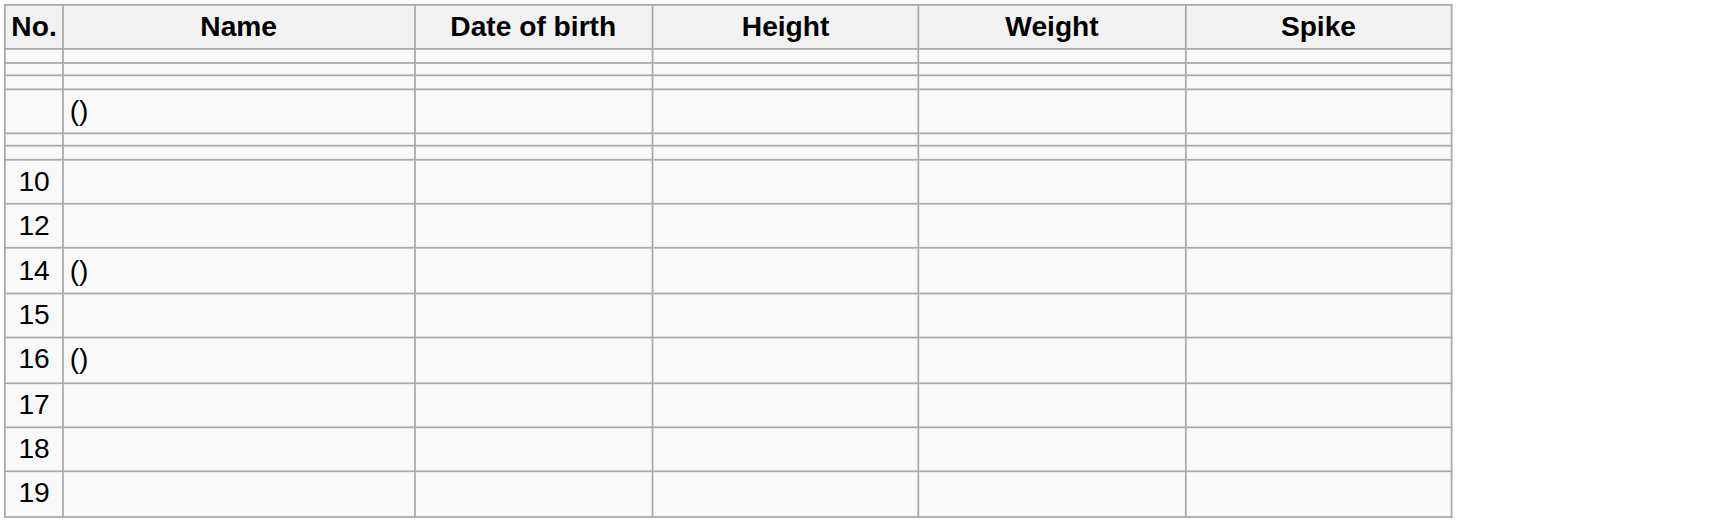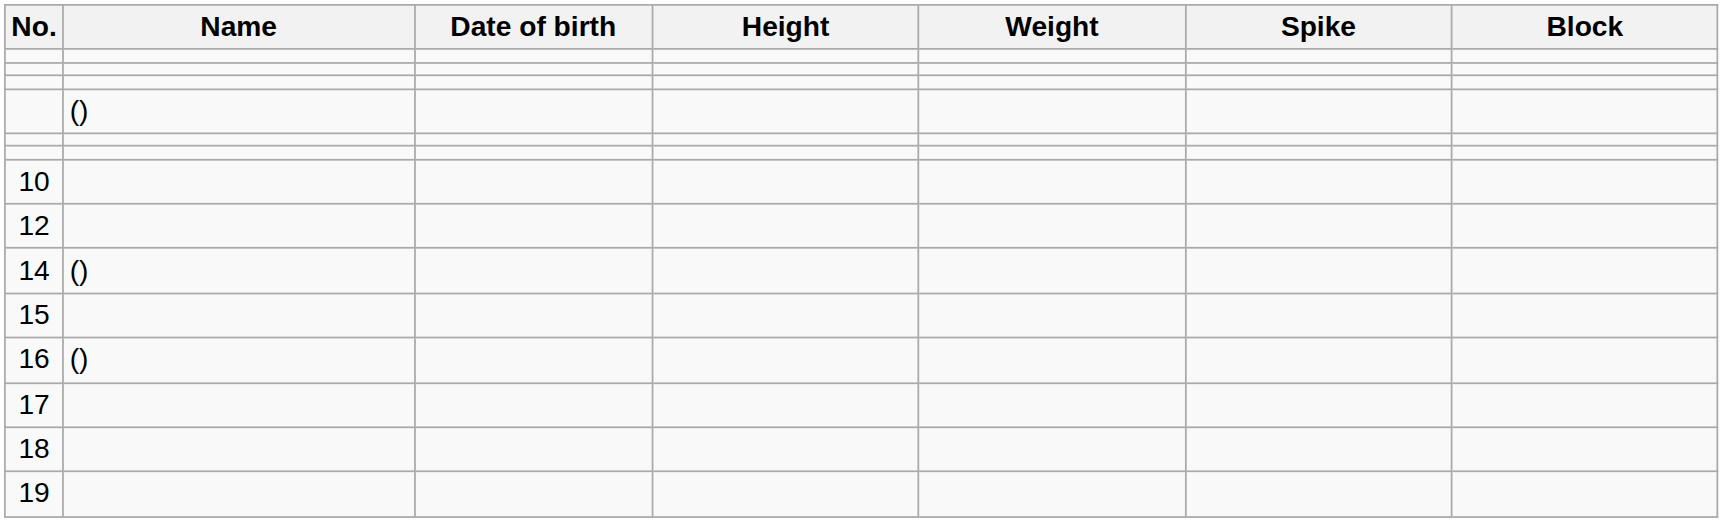+ column: (1585, 26)
